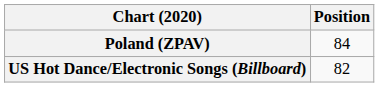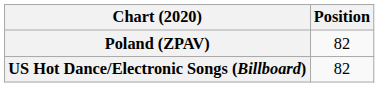(342, 43) 84 -> (342, 43) 82
